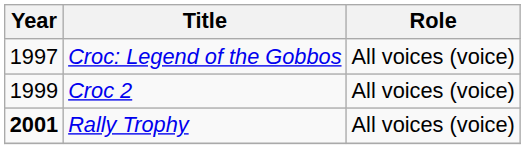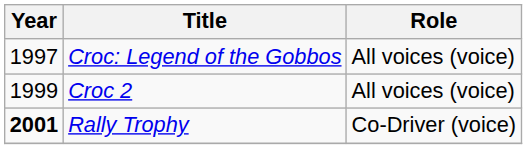(433, 125) All voices (voice) -> (434, 125) Co-Driver (voice)
